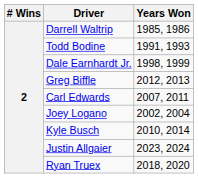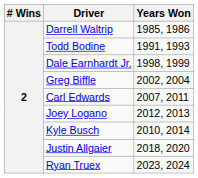(163, 80) 2012, 2013 -> (163, 80) 2002, 2004
(163, 114) 2002, 2004 -> (163, 114) 2012, 2013
(163, 148) 2023, 2024 -> (163, 148) 2018, 2020
(163, 165) 2018, 2020 -> (163, 165) 2023, 2024
